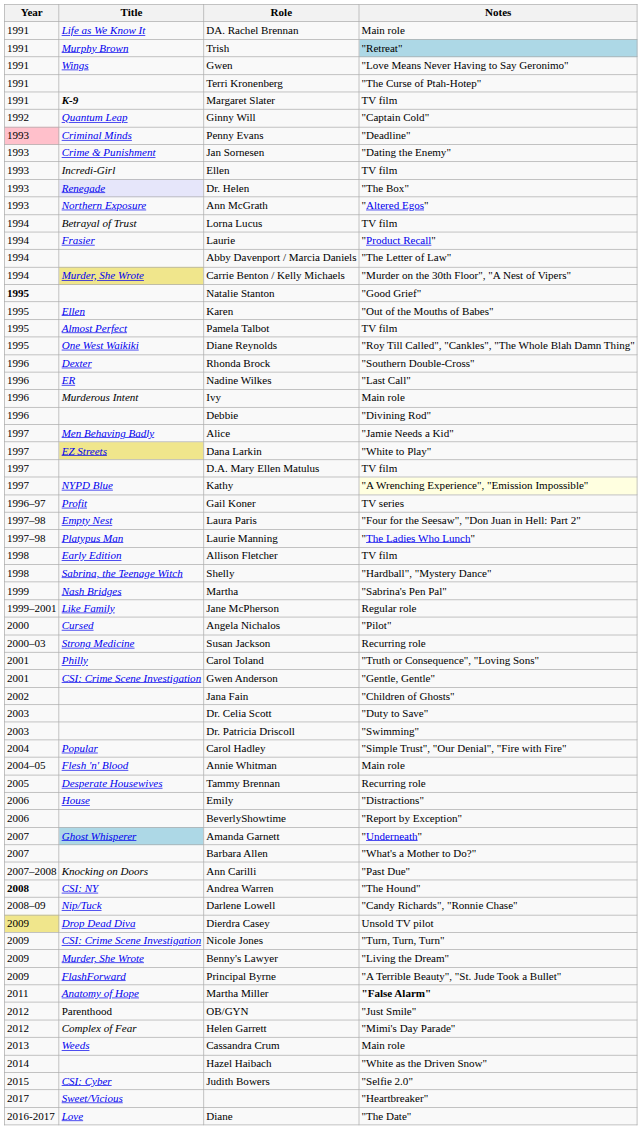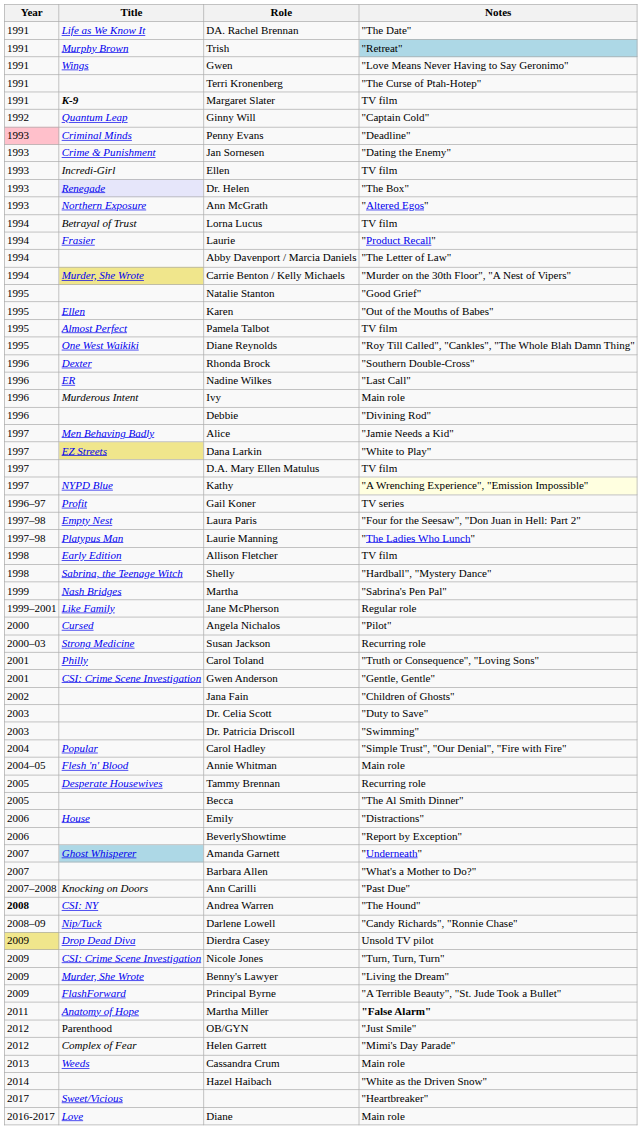(383, 30) Main role -> (386, 30) "The Date"
(18, 293) bold -> (18, 293) normal
+ row: (220, 801)
- row: (238, 1081)
(386, 1116) "The Date" -> (383, 1116) Main role
